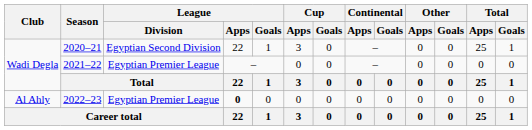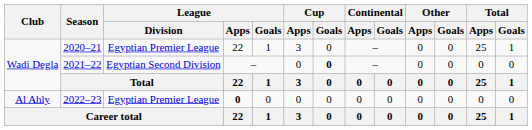(163, 47) Egyptian Second Division -> (163, 47) Egyptian Premier League
(163, 64) Egyptian Premier League -> (163, 64) Egyptian Second Division
(329, 64) normal -> (329, 64) bold
